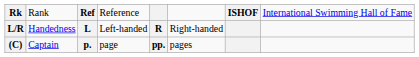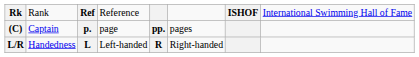rows swapped: (16, 29) <-> (16, 45)
